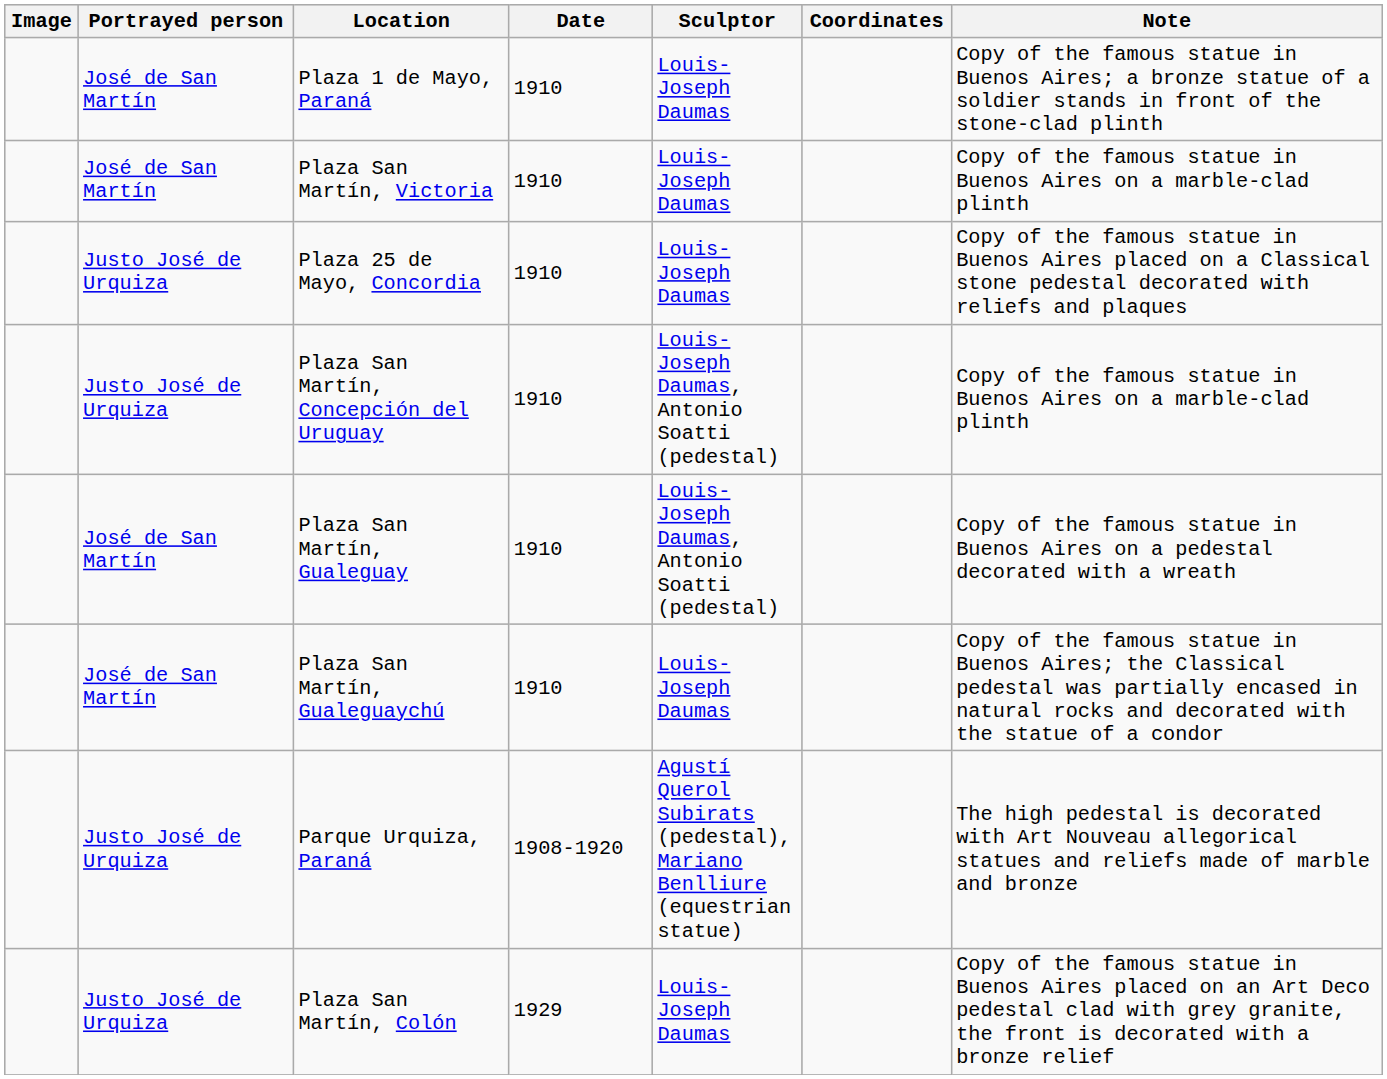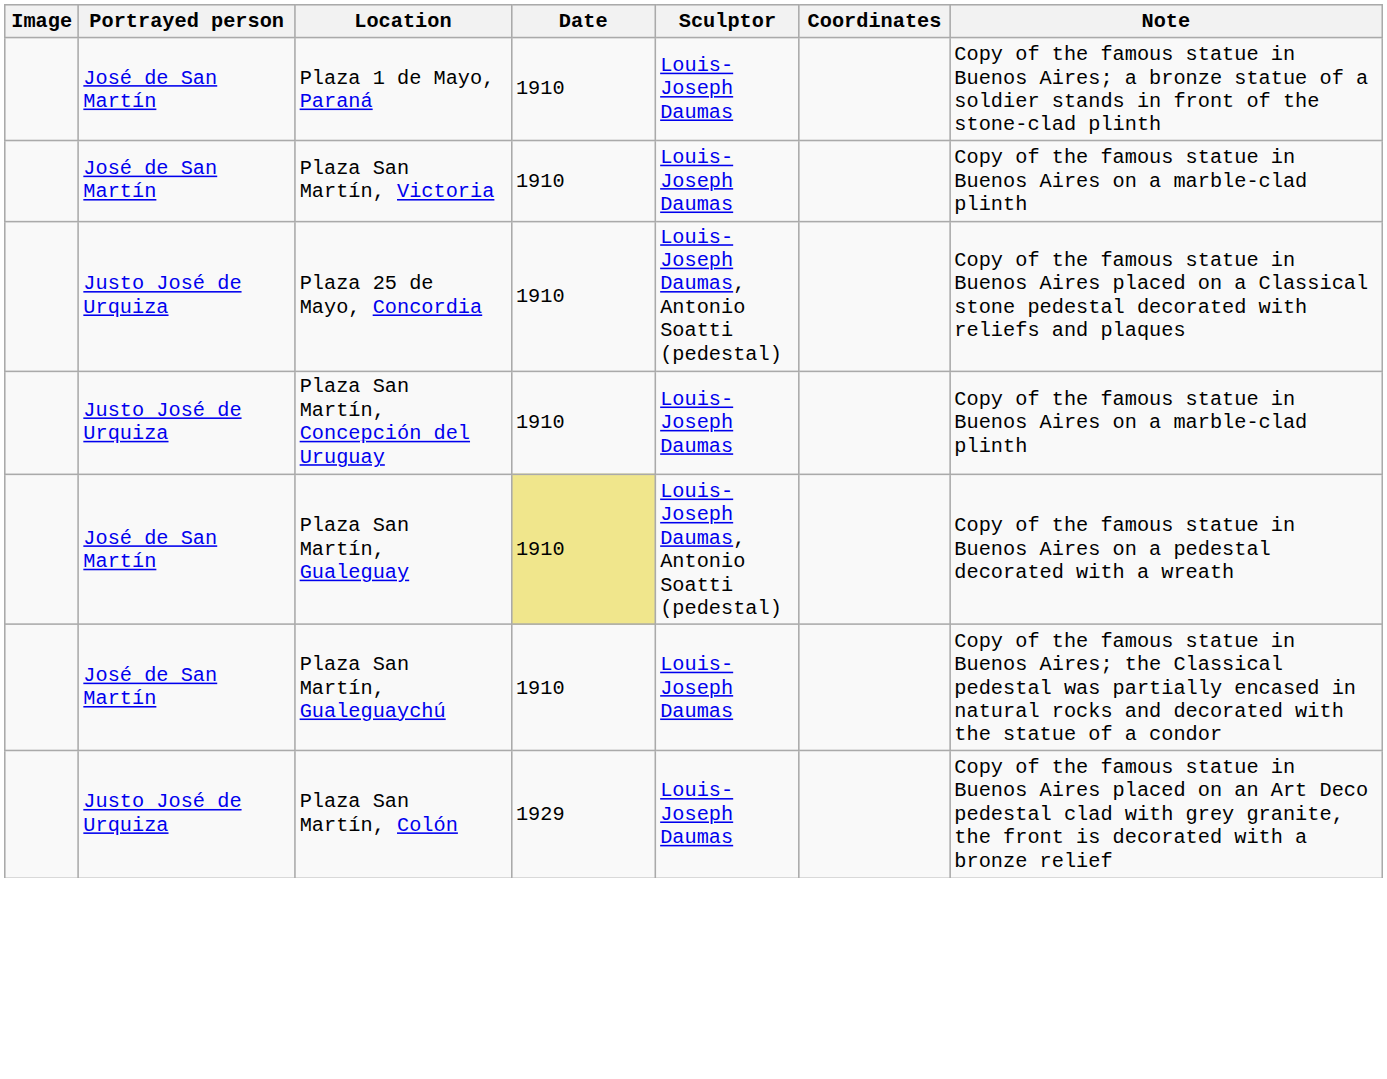(694, 273) Louis-Joseph Daumas -> (721, 296) Louis-Joseph Daumas, Antonio Soatti (pedestal)
(718, 399) Louis-Joseph Daumas, Antonio Soatti (pedestal) -> (697, 423) Louis-Joseph Daumas
(538, 549) no background -> (540, 549) khaki background
- row: (390, 849)
